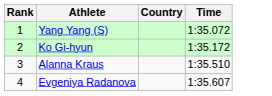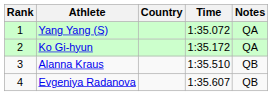+ column: (250, 13)
